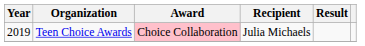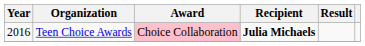(19, 32) 2019 -> (19, 32) 2016
(277, 32) normal -> (279, 32) bold
